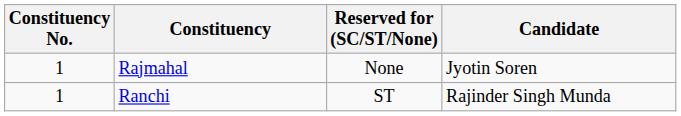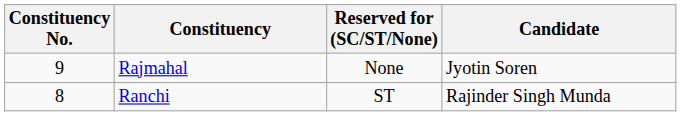(59, 67) 1 -> (59, 67) 9
(59, 96) 1 -> (59, 96) 8
